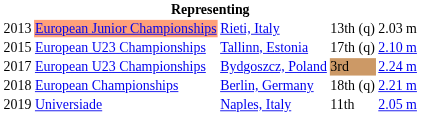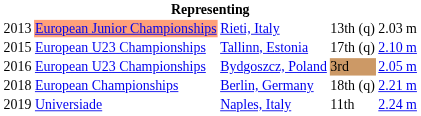(18, 66) 2017 -> (18, 66) 2016
(398, 66) 2.24 m -> (398, 66) 2.05 m
(398, 105) 2.05 m -> (398, 105) 2.24 m
